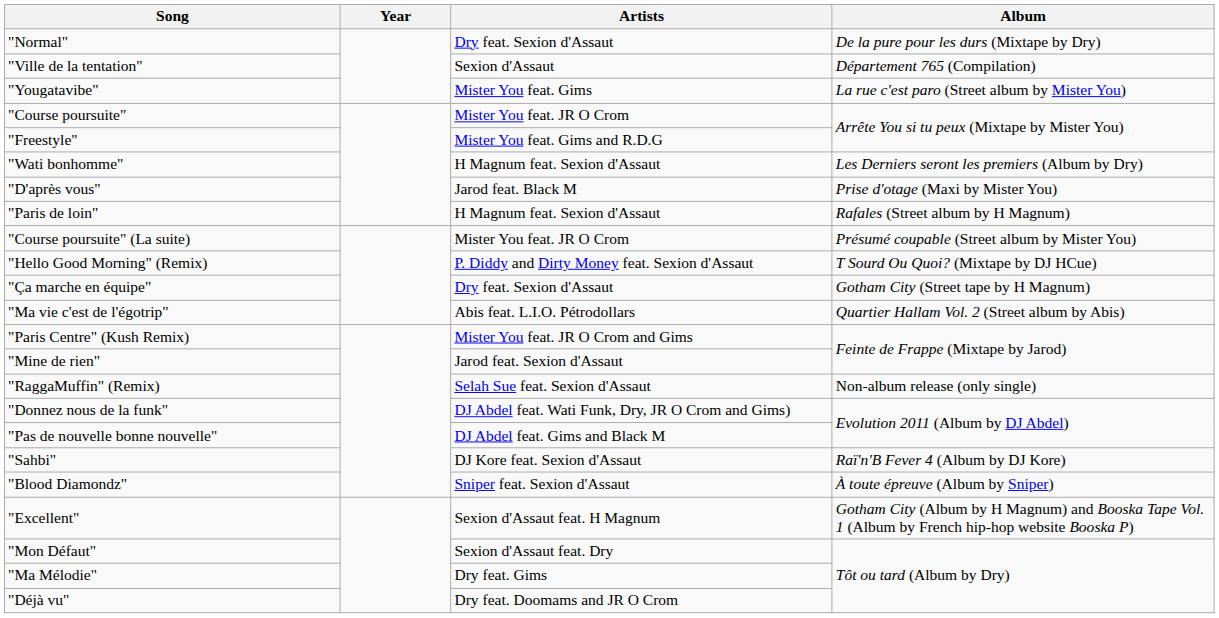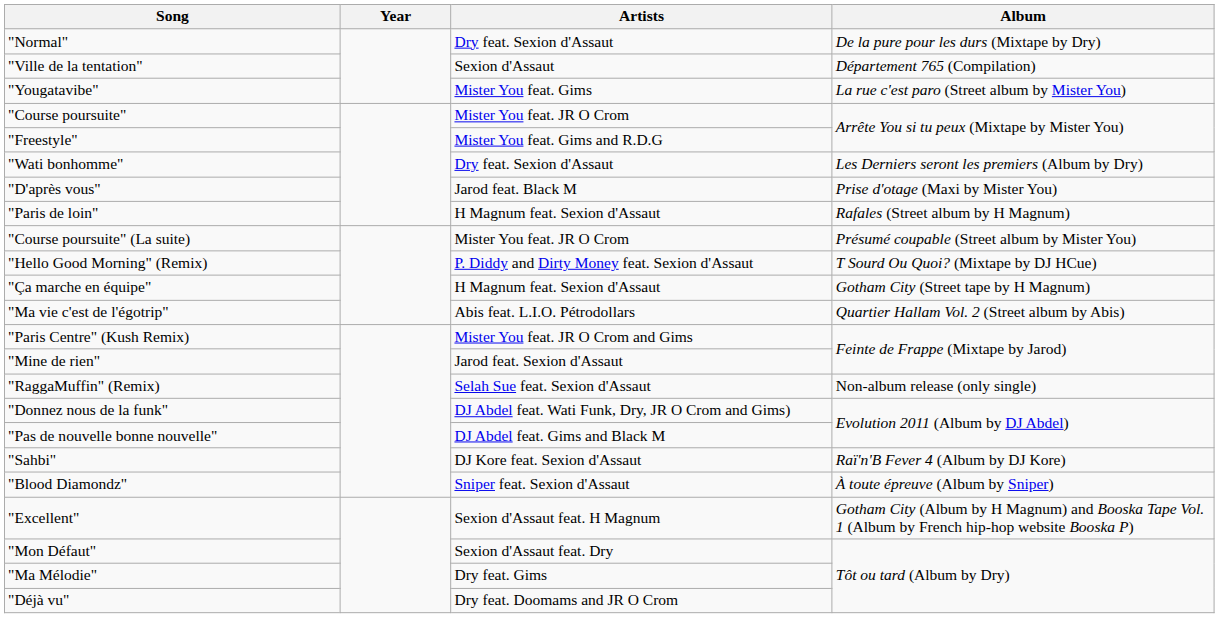(557, 164) H Magnum feat. Sexion d'Assaut -> (534, 164) Dry feat. Sexion d'Assaut
(534, 287) Dry feat. Sexion d'Assaut -> (557, 287) H Magnum feat. Sexion d'Assaut
